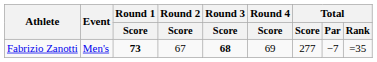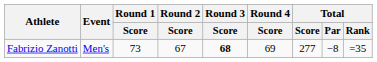(135, 49) bold -> (135, 49) normal
(333, 49) −7 -> (333, 49) −8
